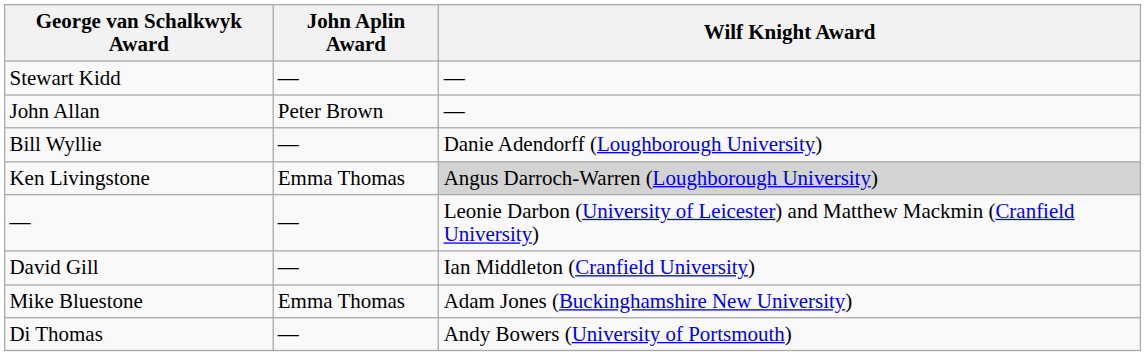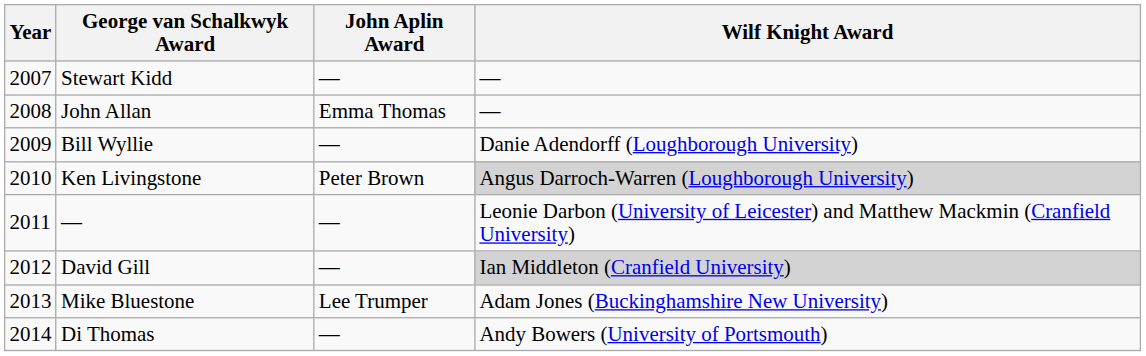+ column: (30, 32)
(330, 111) Peter Brown -> (382, 111) Emma Thomas
(341, 177) Emma Thomas -> (372, 177) Peter Brown
(599, 267) no background -> (635, 267) lightgrey background
(341, 300) Emma Thomas -> (373, 300) Lee Trumper
